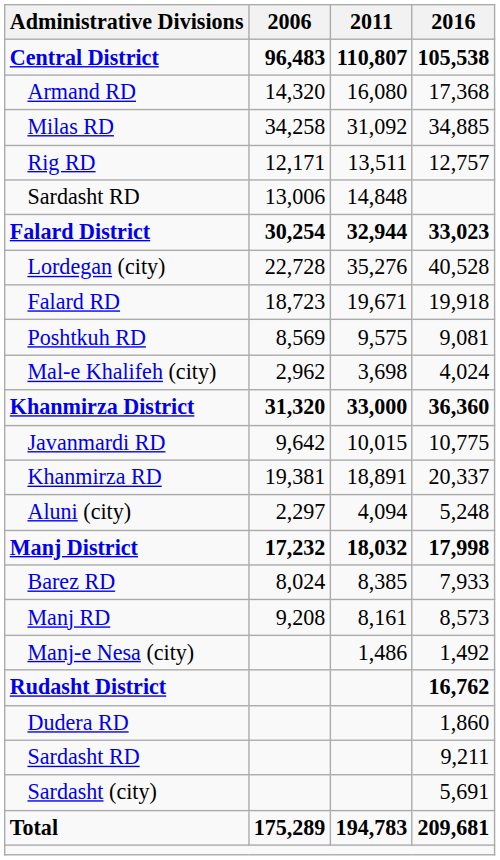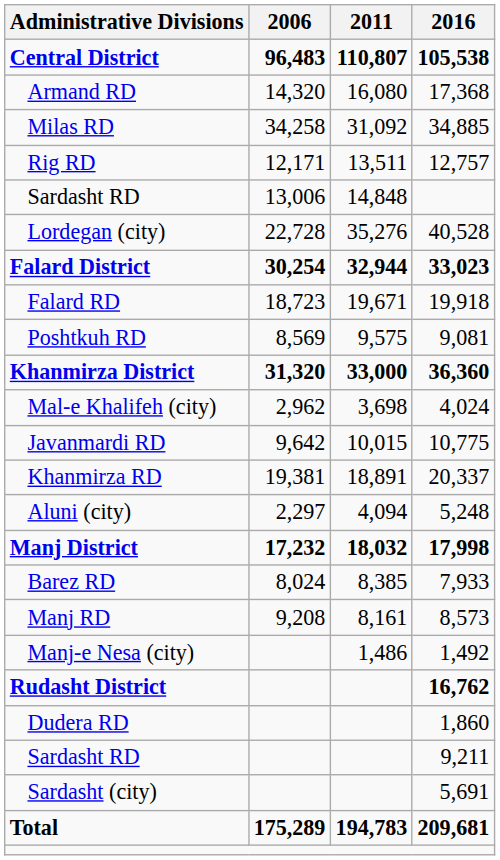rows swapped: (96, 267) <-> (80, 232)
rows swapped: (122, 372) <-> (102, 407)
